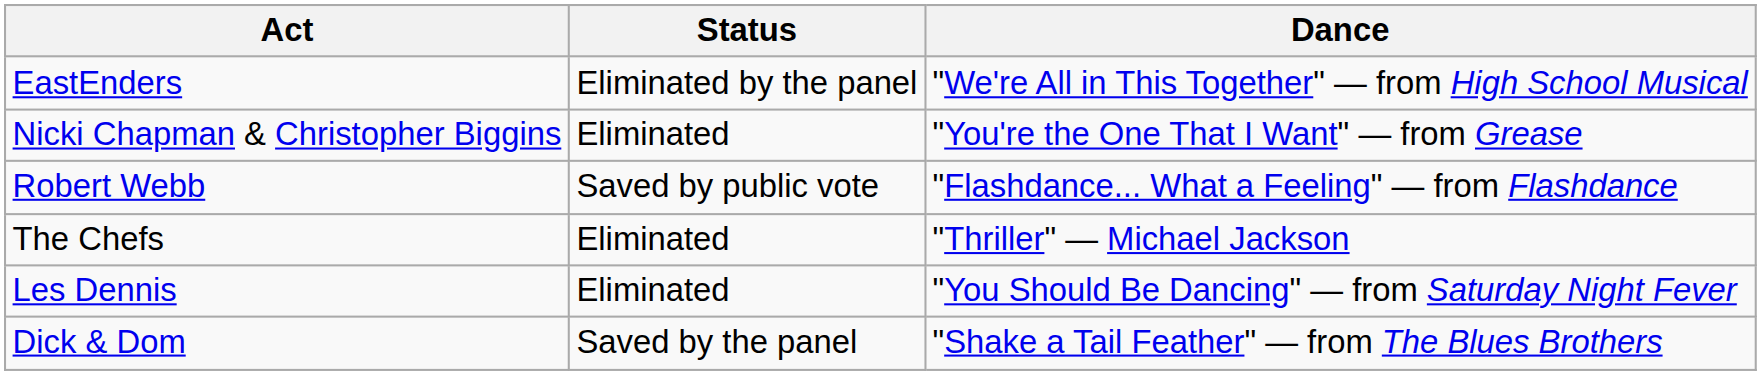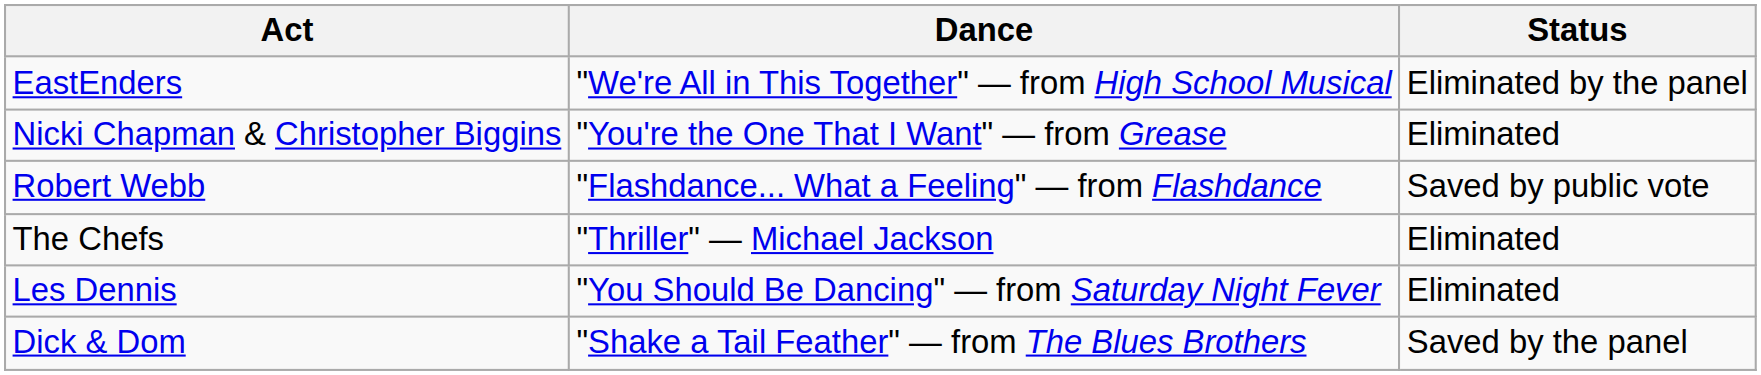columns swapped: (1340, 30) <-> (747, 30)
